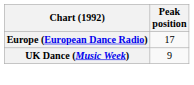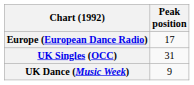+ row: (77, 55)
